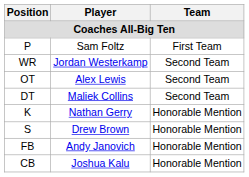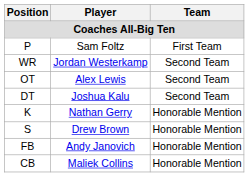(100, 96) Maliek Collins -> (100, 96) Joshua Kalu
(100, 163) Joshua Kalu -> (100, 163) Maliek Collins
